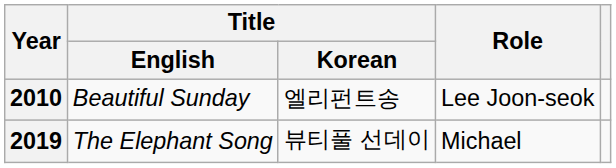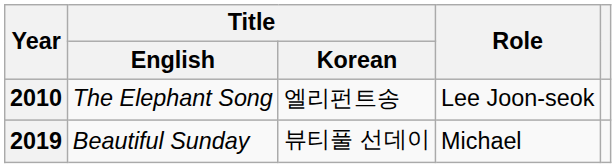(161, 99) Beautiful Sunday -> (173, 99) The Elephant Song
(173, 140) The Elephant Song -> (161, 140) Beautiful Sunday
